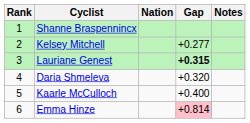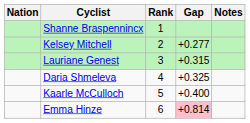columns swapped: (19, 12) <-> (157, 12)
(194, 61) bold -> (194, 61) normal
(194, 77) +0.320 -> (194, 77) +0.325
